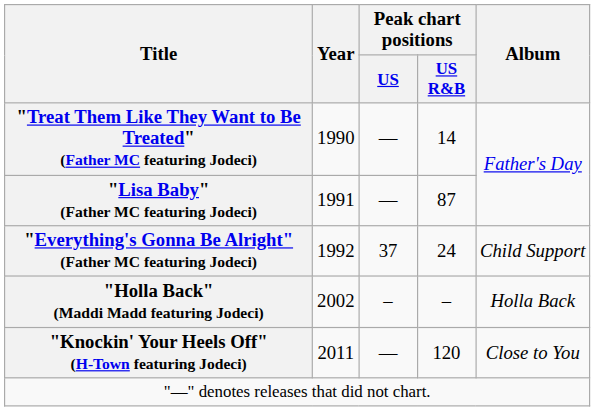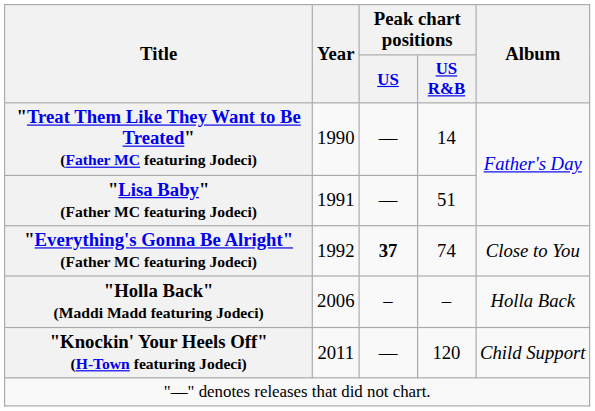(446, 200) 87 -> (446, 200) 51
(388, 250) normal -> (388, 250) bold
(446, 250) 24 -> (446, 250) 74
(533, 250) Child Support -> (533, 250) Close to You
(336, 301) 2002 -> (336, 301) 2006
(533, 352) Close to You -> (533, 352) Child Support
